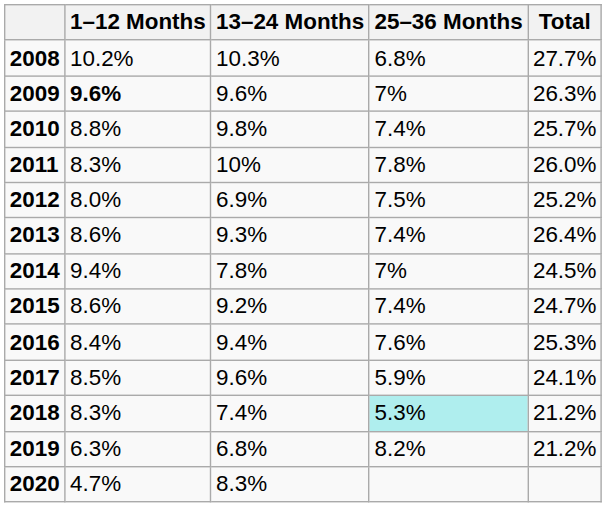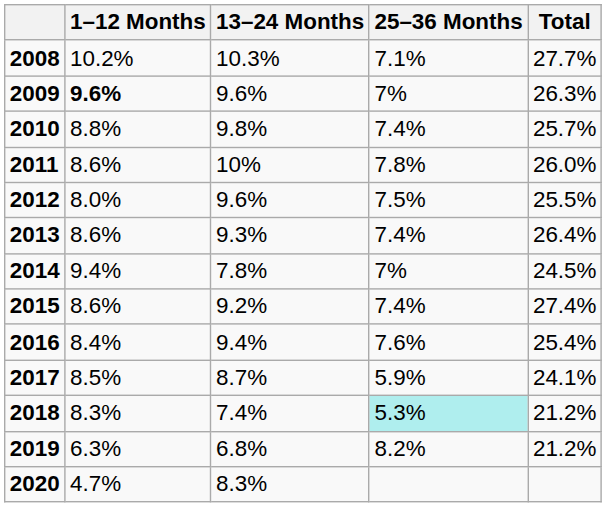(400, 57) 6.8% -> (400, 57) 7.1%
(96, 164) 8.3% -> (96, 164) 8.6%
(242, 199) 6.9% -> (242, 199) 9.6%
(565, 199) 25.2% -> (565, 199) 25.5%
(565, 306) 24.7% -> (565, 306) 27.4%
(565, 341) 25.3% -> (565, 341) 25.4%
(242, 377) 9.6% -> (242, 377) 8.7%
